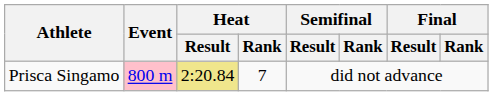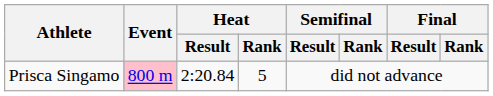(208, 76) khaki background -> (208, 76) no background
(262, 76) 7 -> (262, 76) 5
